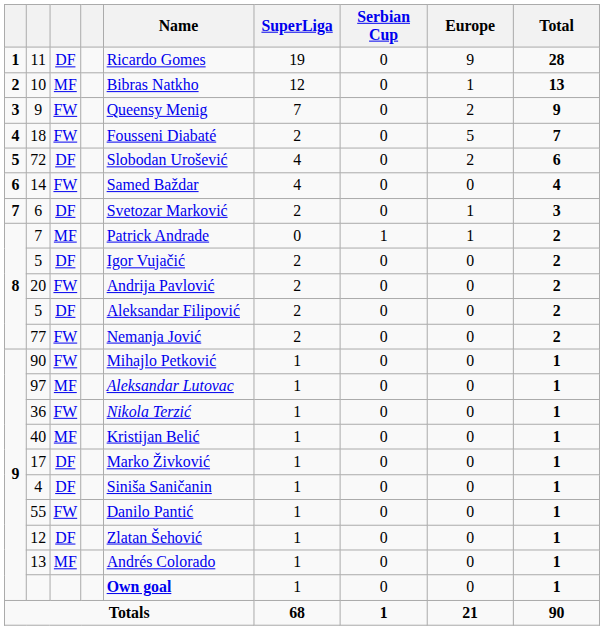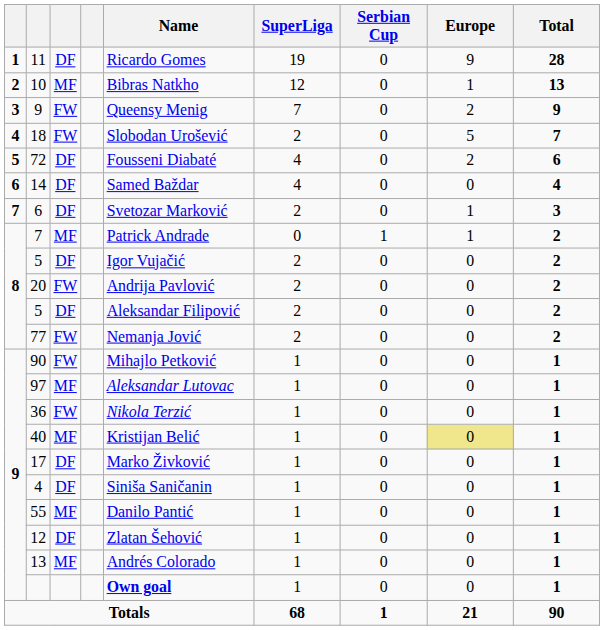(161, 135) Fousseni Diabaté -> (167, 135) Slobodan Urošević
(167, 160) Slobodan Urošević -> (161, 160) Fousseni Diabaté
(65, 185) FW -> (65, 185) DF
(470, 436) no background -> (470, 436) khaki background
(65, 512) FW -> (65, 512) MF
